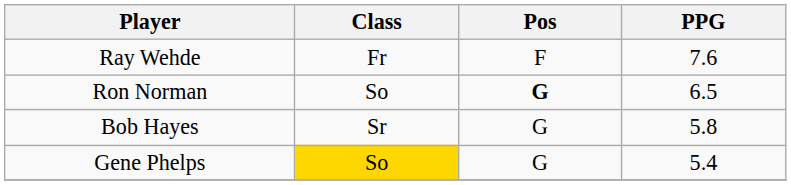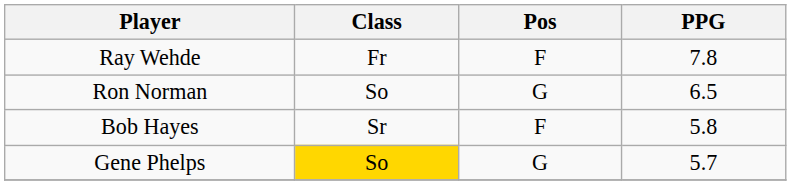(703, 57) 7.6 -> (703, 57) 7.8
(540, 92) bold -> (540, 92) normal
(540, 127) G -> (540, 127) F
(703, 162) 5.4 -> (703, 162) 5.7
